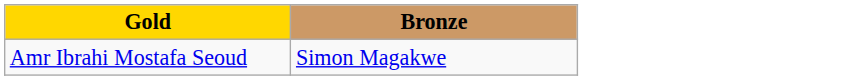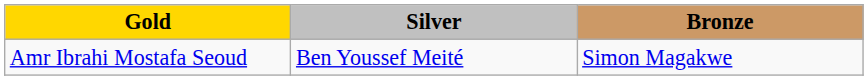+ column: (434, 22)
